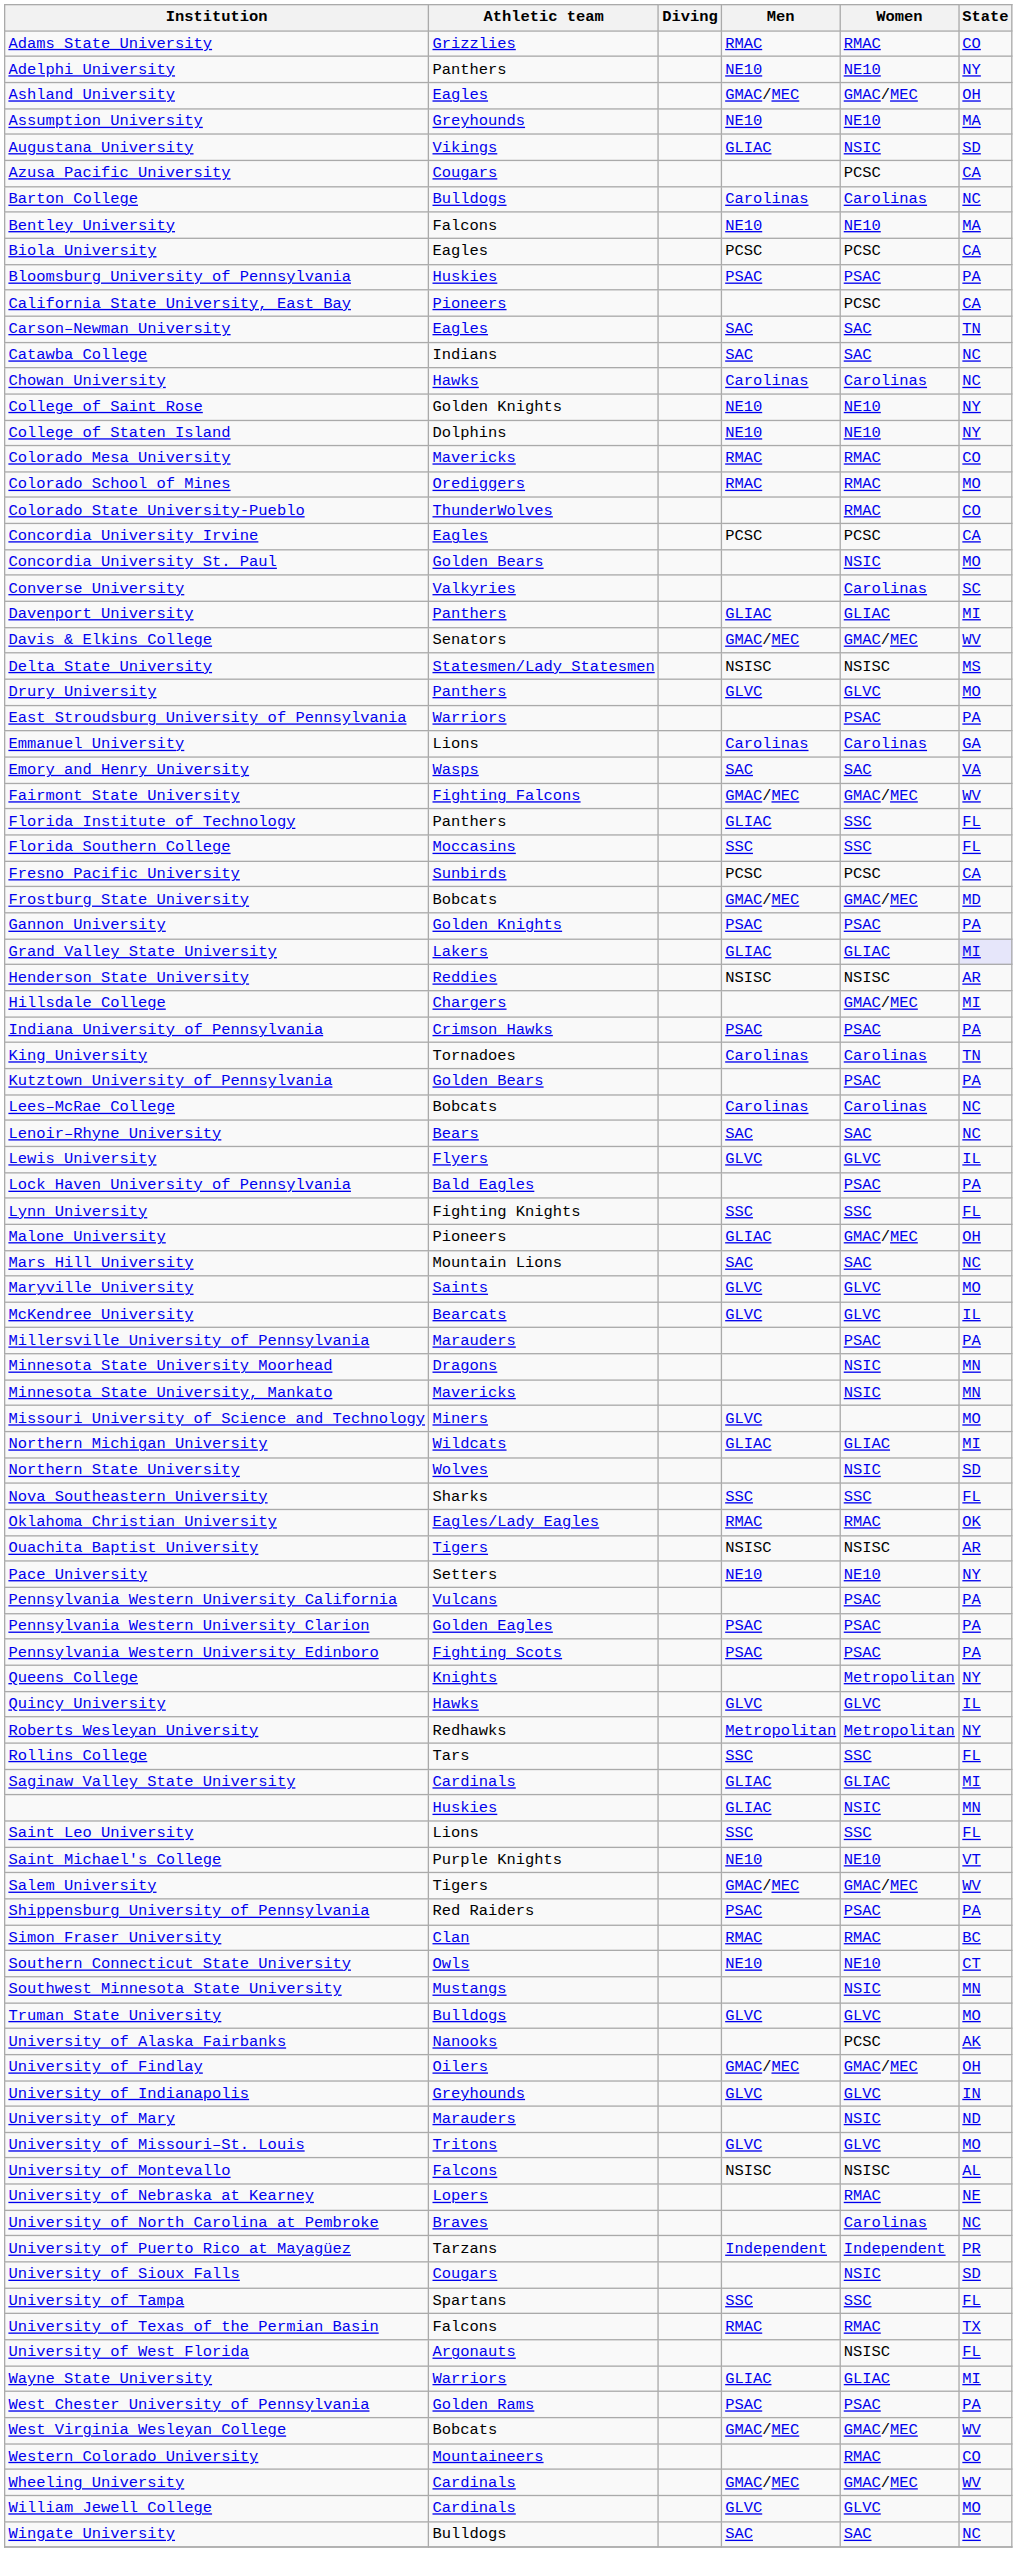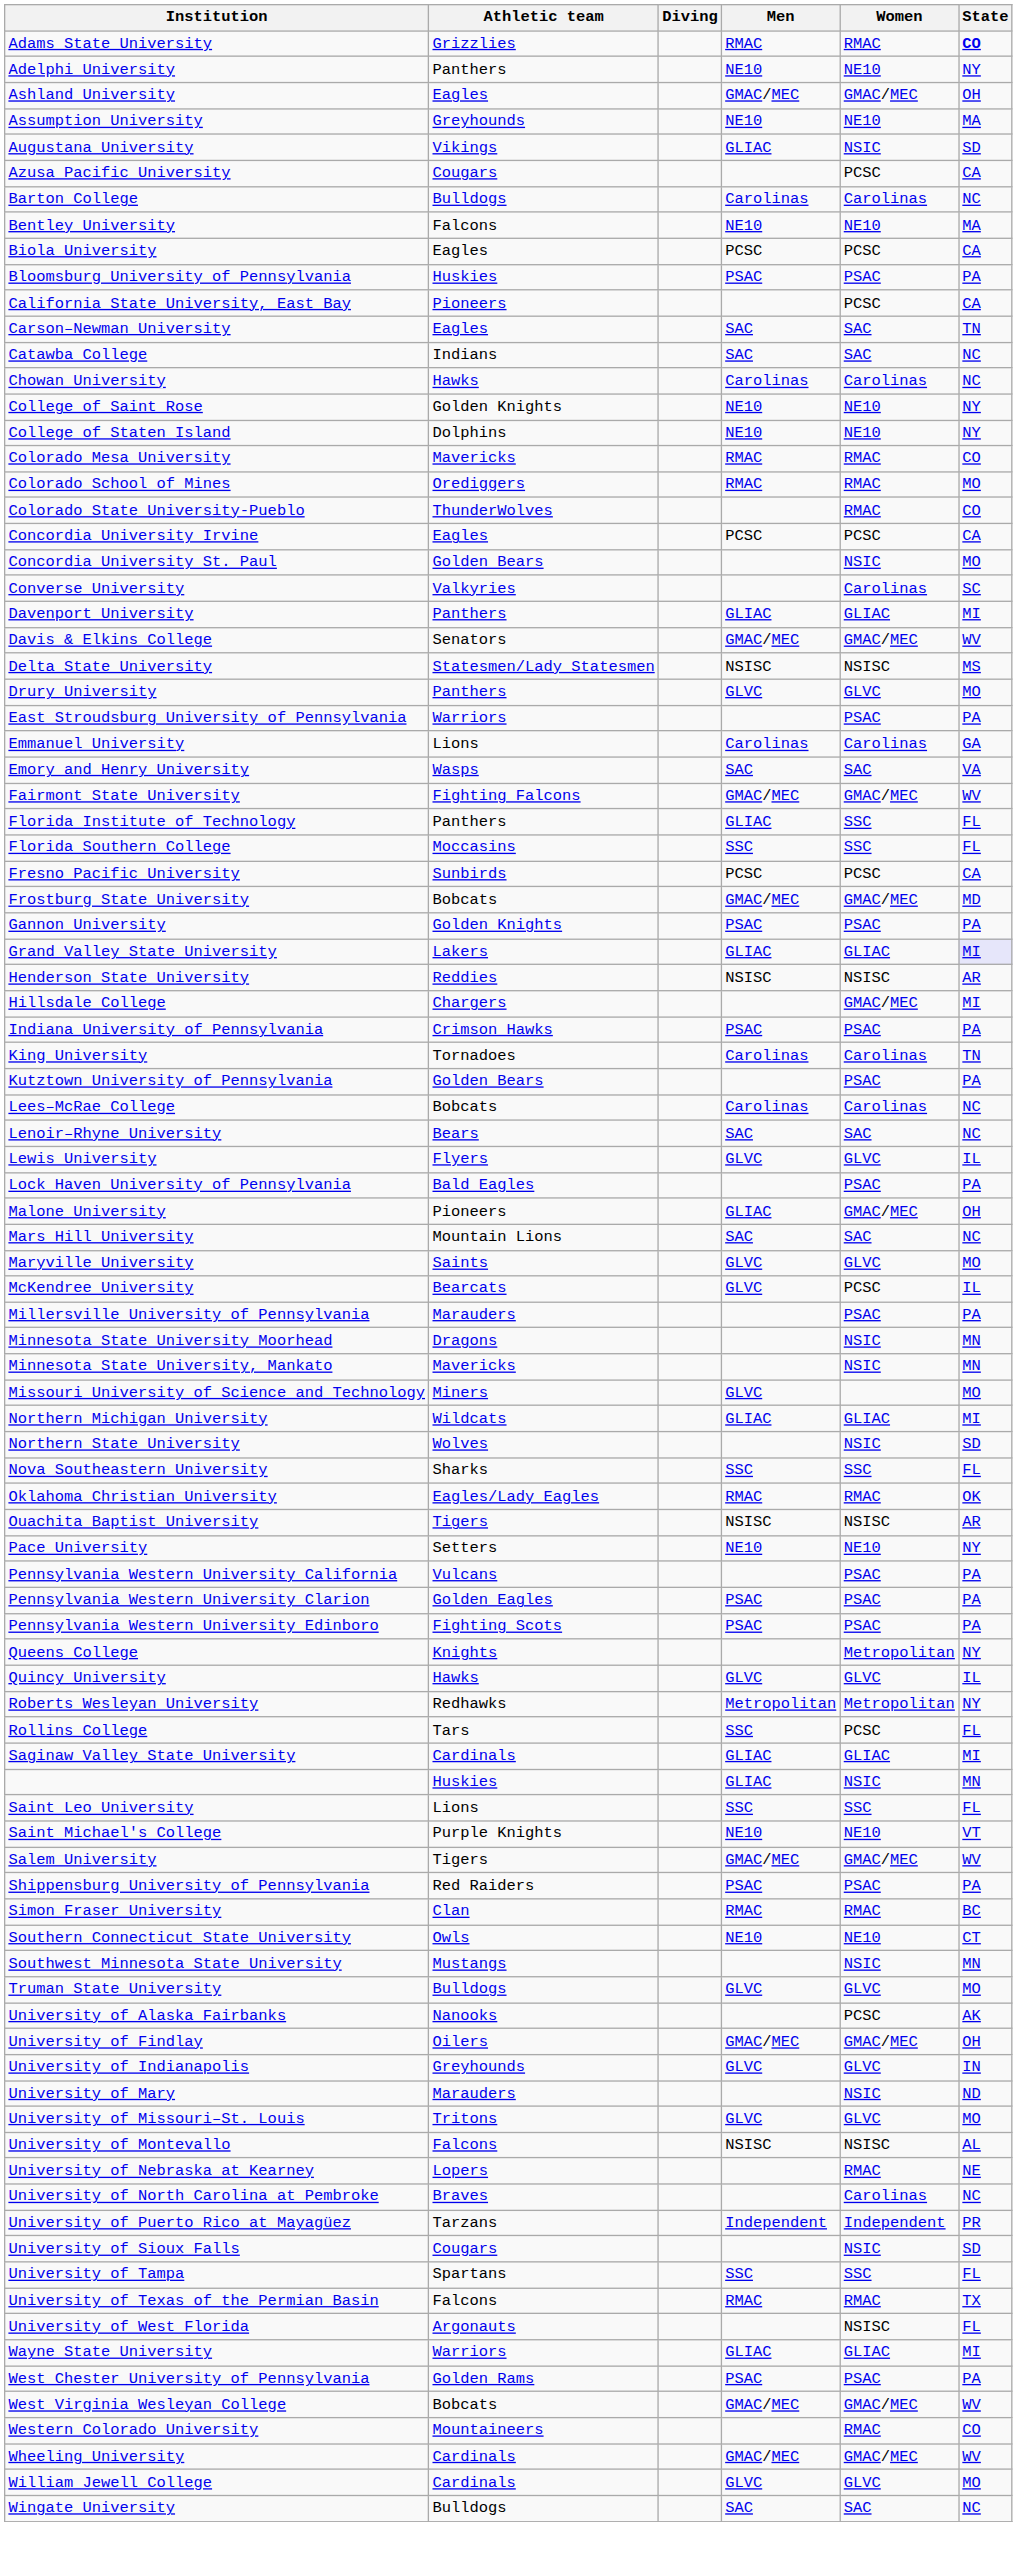(972, 43) normal -> (972, 43) bold
- row: (78, 1211)
(862, 1315) GLVC -> (862, 1289) PCSC
(858, 1756) SSC -> (862, 1730) PCSC
